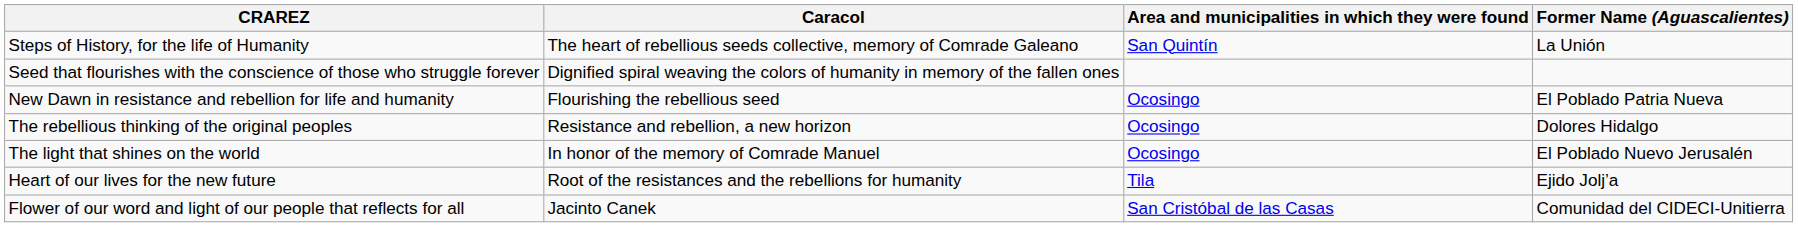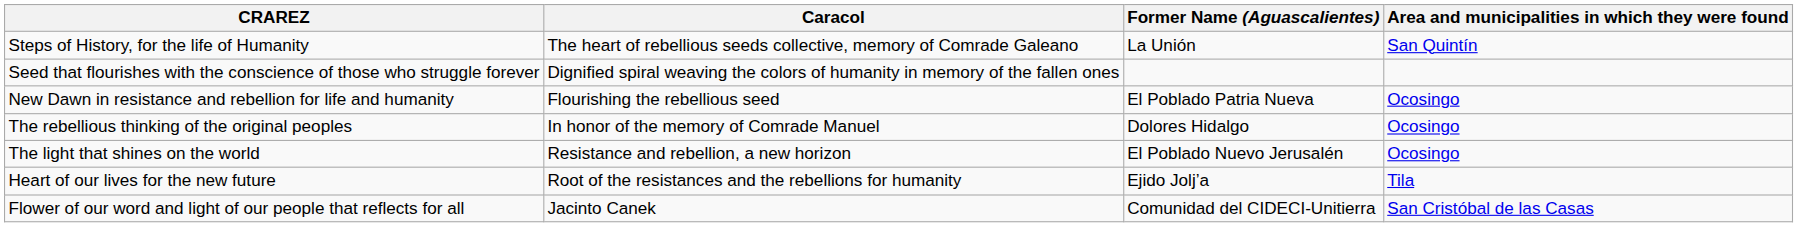columns swapped: (1663, 18) <-> (1328, 18)
(699, 126) Resistance and rebellion, a new horizon -> (713, 126) In honor of the memory of Comrade Manuel
(713, 153) In honor of the memory of Comrade Manuel -> (699, 153) Resistance and rebellion, a new horizon
